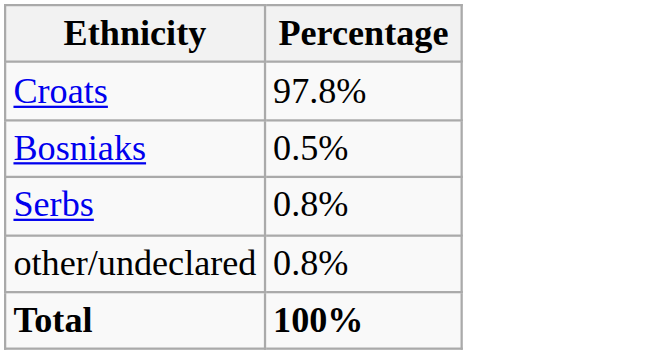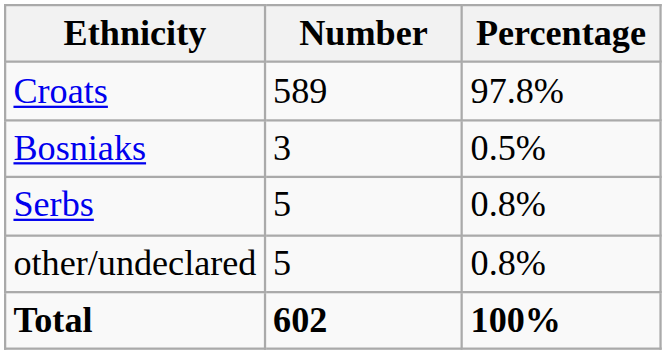+ column: (363, 33)
